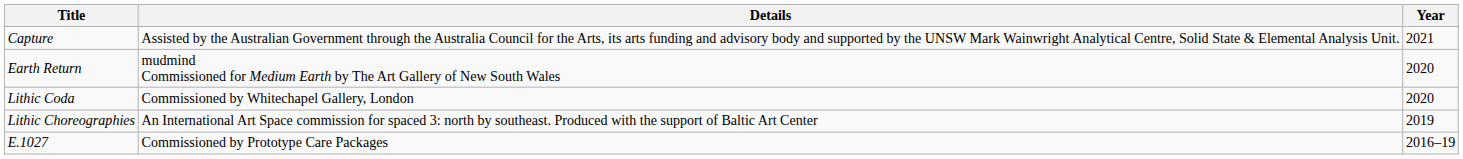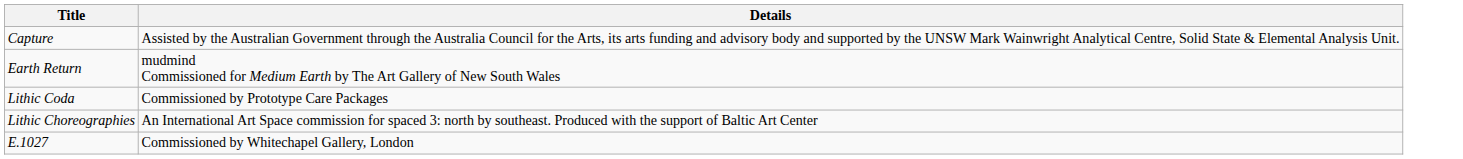- column: (1431, 15)
(278, 98) Commissioned by Whitechapel Gallery, London -> (265, 98) Commissioned by Prototype Care Packages
(265, 143) Commissioned by Prototype Care Packages -> (278, 143) Commissioned by Whitechapel Gallery, London
